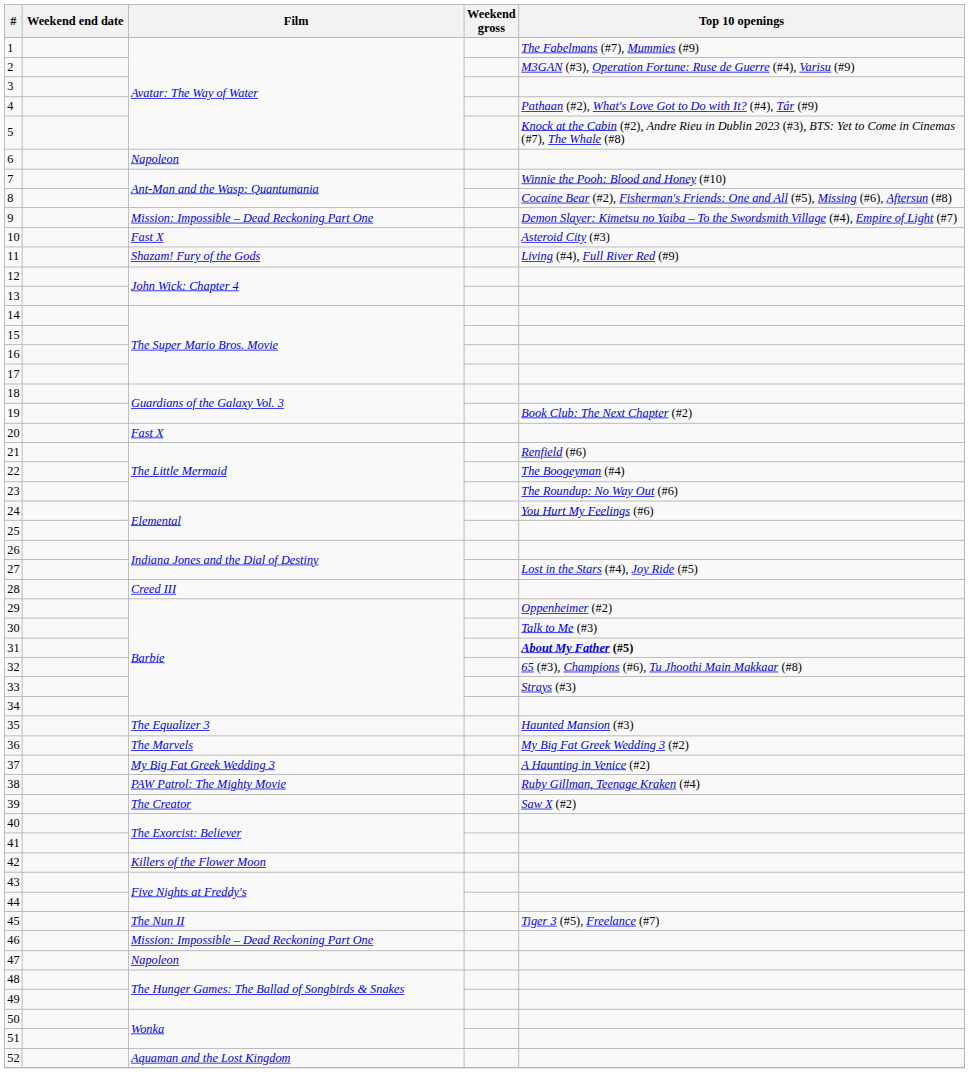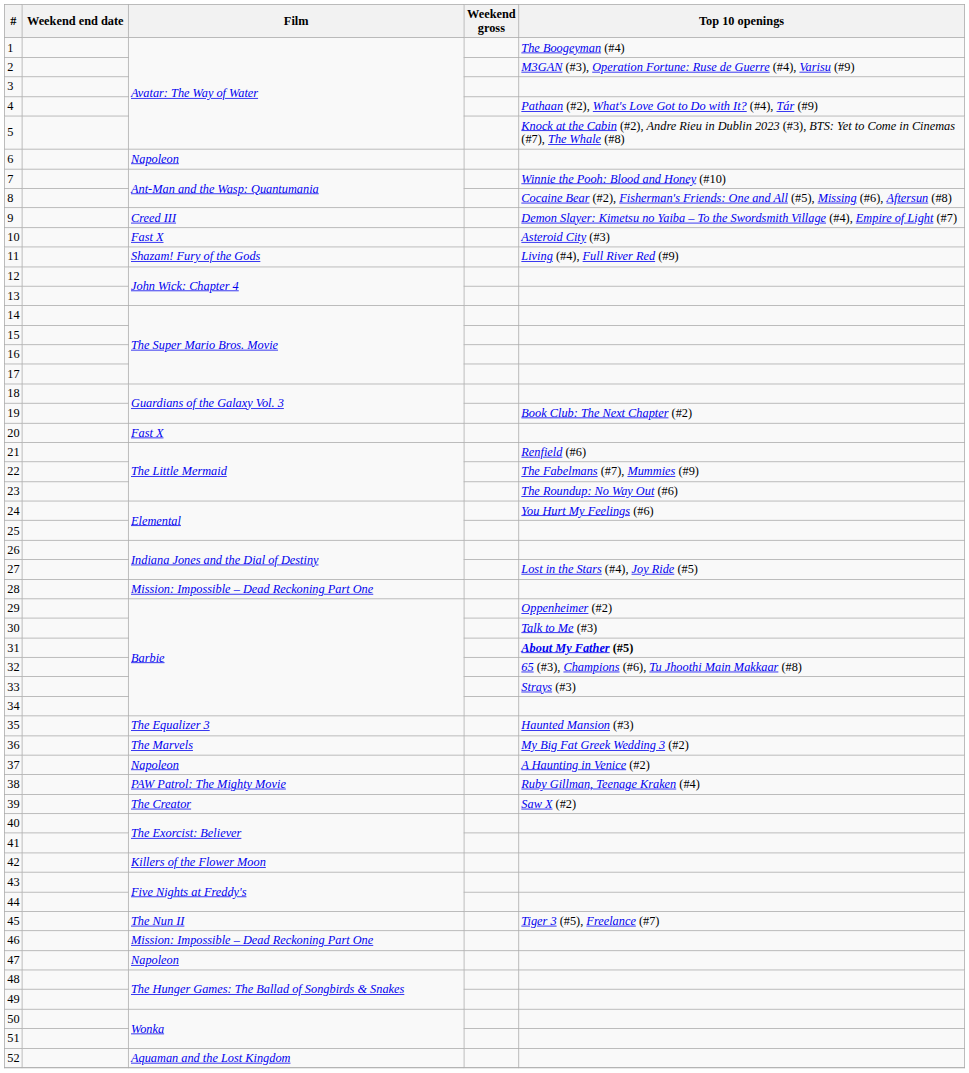(610, 47) The Fabelmans (#7), Mummies (#9) -> (573, 47) The Boogeyman (#4)
(252, 217) Mission: Impossible – Dead Reckoning Part One -> (154, 217) Creed III
(573, 471) The Boogeyman (#4) -> (610, 471) The Fabelmans (#7), Mummies (#9)
(154, 589) Creed III -> (252, 589) Mission: Impossible – Dead Reckoning Part One
(203, 764) My Big Fat Greek Wedding 3 -> (155, 764) Napoleon
